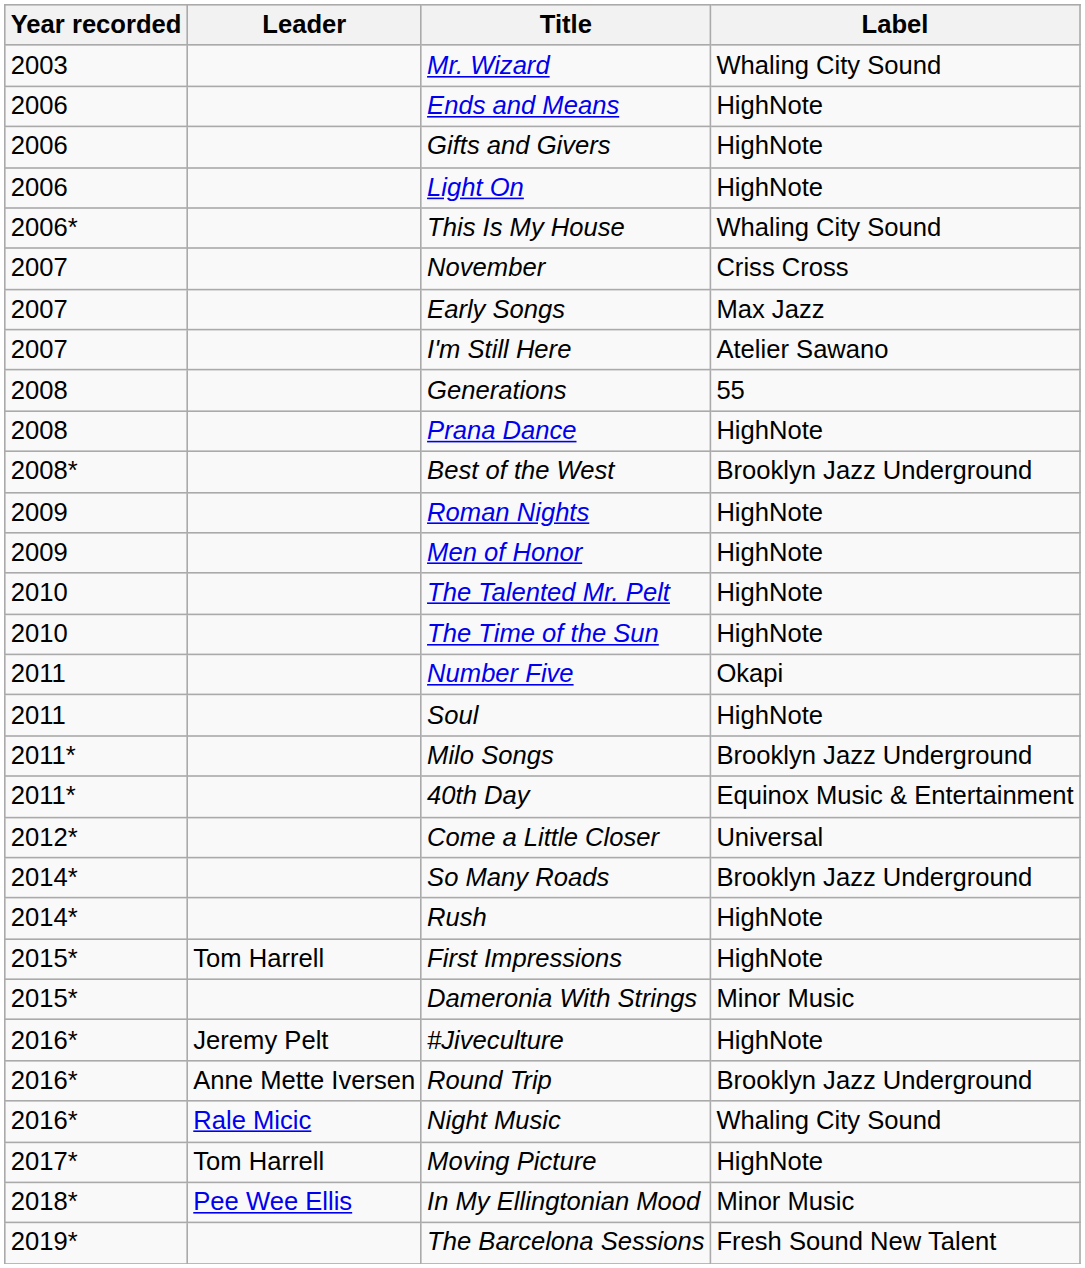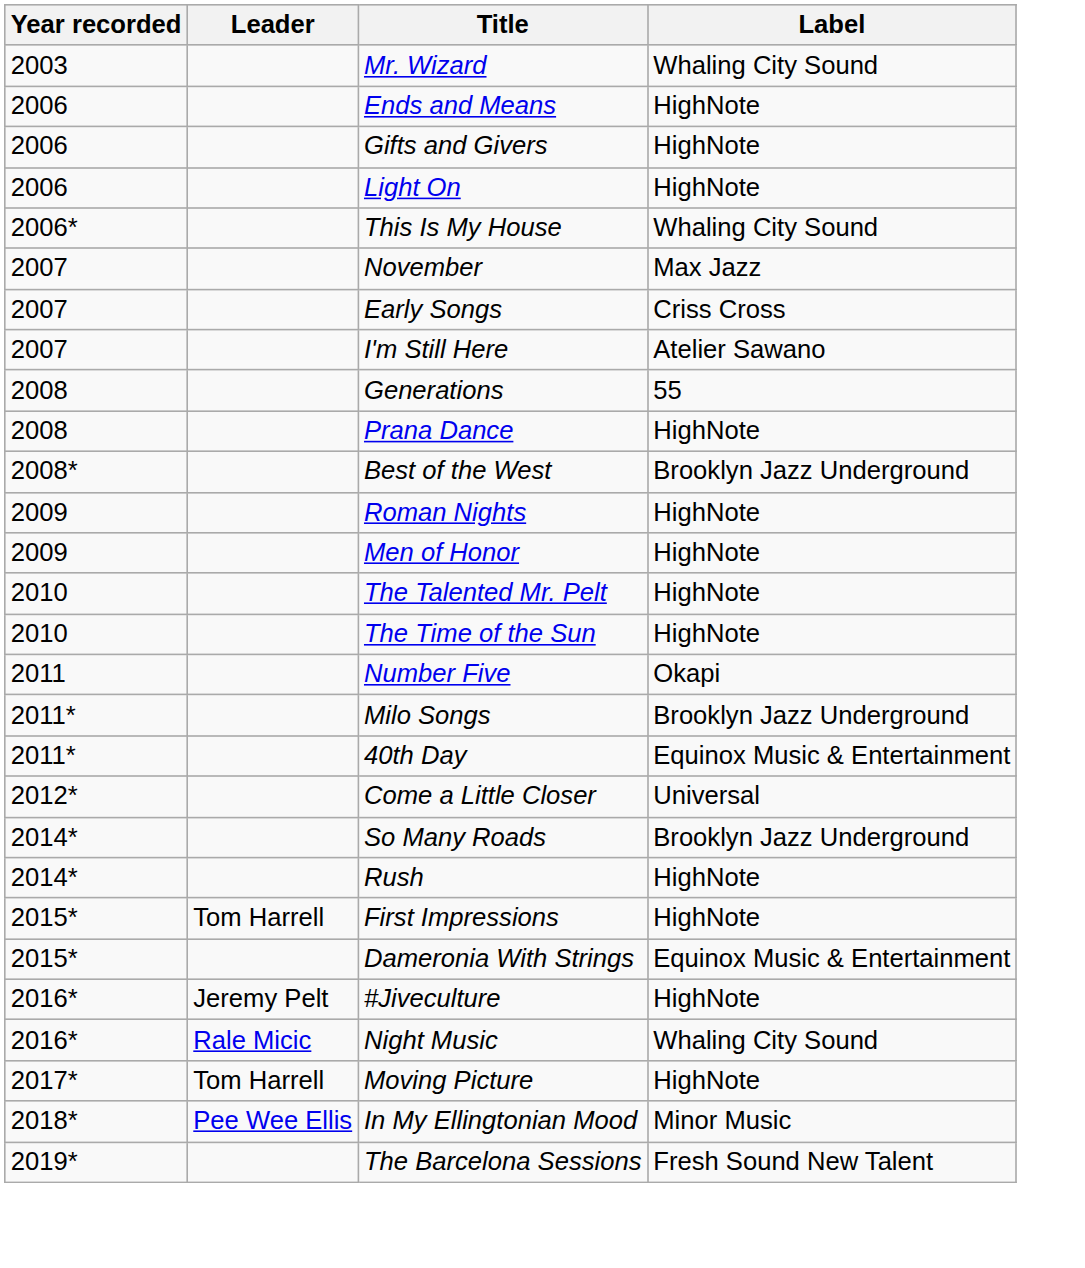(783, 268) Criss Cross -> (707, 268) Max Jazz
(770, 308) Max Jazz -> (719, 308) Criss Cross
- row: (453, 715)
(785, 999) Minor Music -> (832, 958) Equinox Music & Entertainment
- row: (489, 1080)
